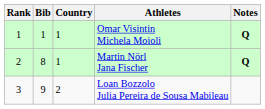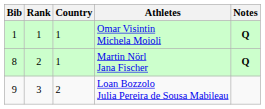columns swapped: (19, 12) <-> (43, 12)
